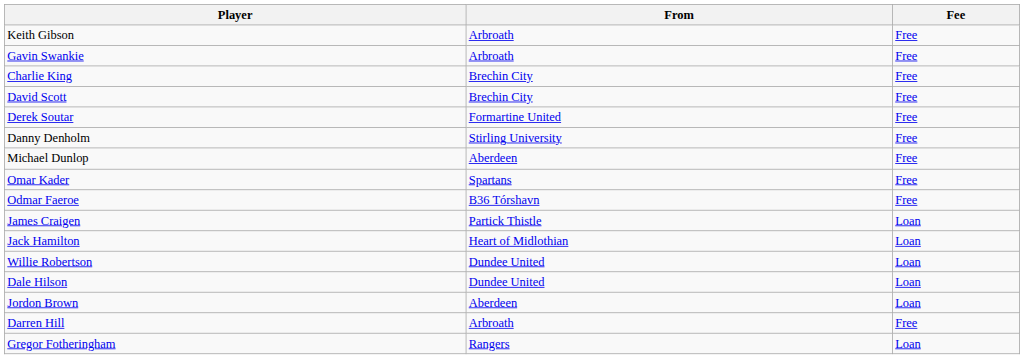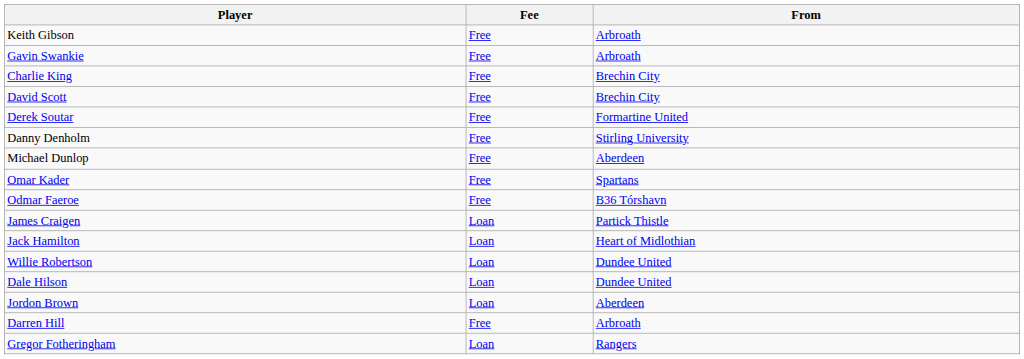columns swapped: (679, 14) <-> (956, 14)
